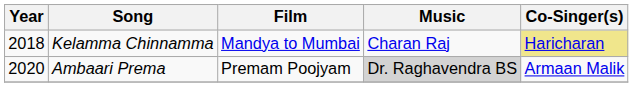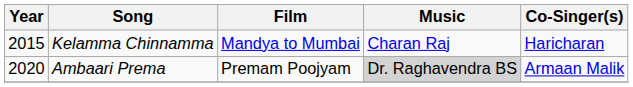(26, 43) 2018 -> (26, 43) 2015
(564, 43) khaki background -> (564, 43) no background
